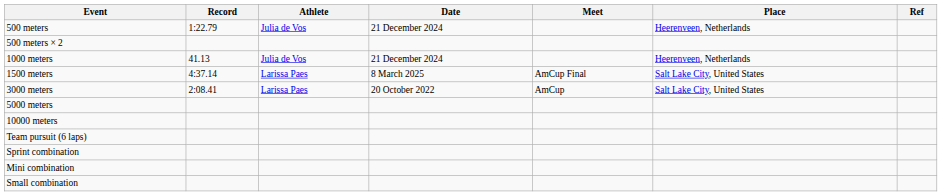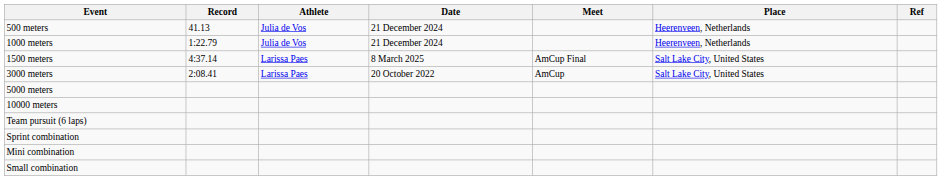(203, 27) 1:22.79 -> (199, 27) 41.13
- row: (35, 43)
(199, 59) 41.13 -> (203, 43) 1:22.79
